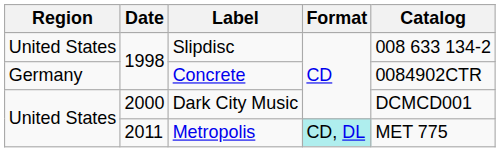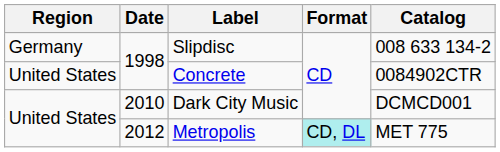(62, 47) United States -> (46, 47) Germany
(46, 75) Germany -> (62, 75) United States
(144, 103) 2000 -> (144, 103) 2010
(144, 132) 2011 -> (144, 132) 2012
